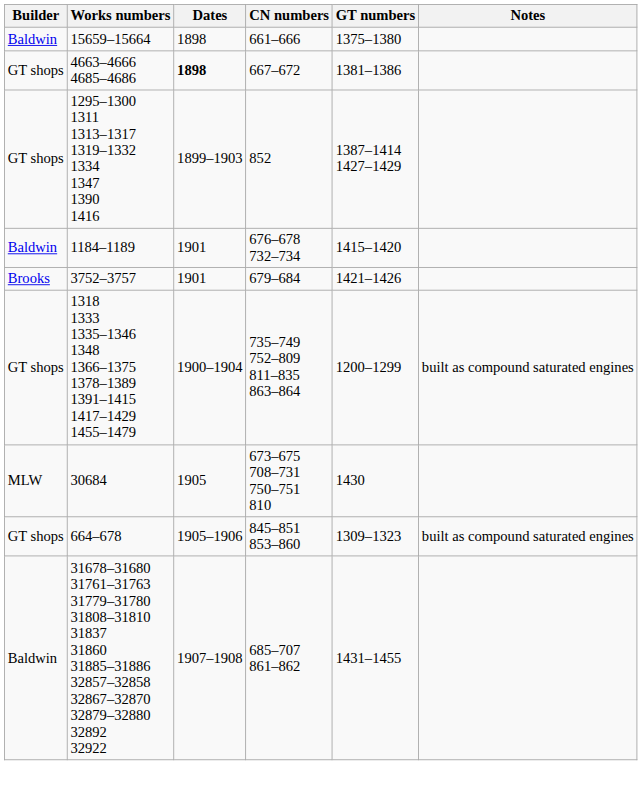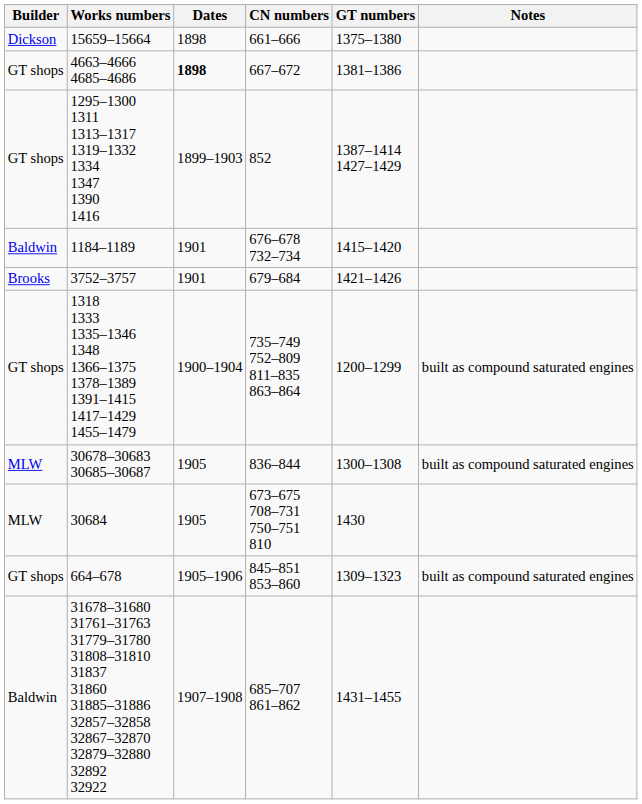(32, 39) Baldwin -> (32, 39) Dickson
+ row: (111, 464)
